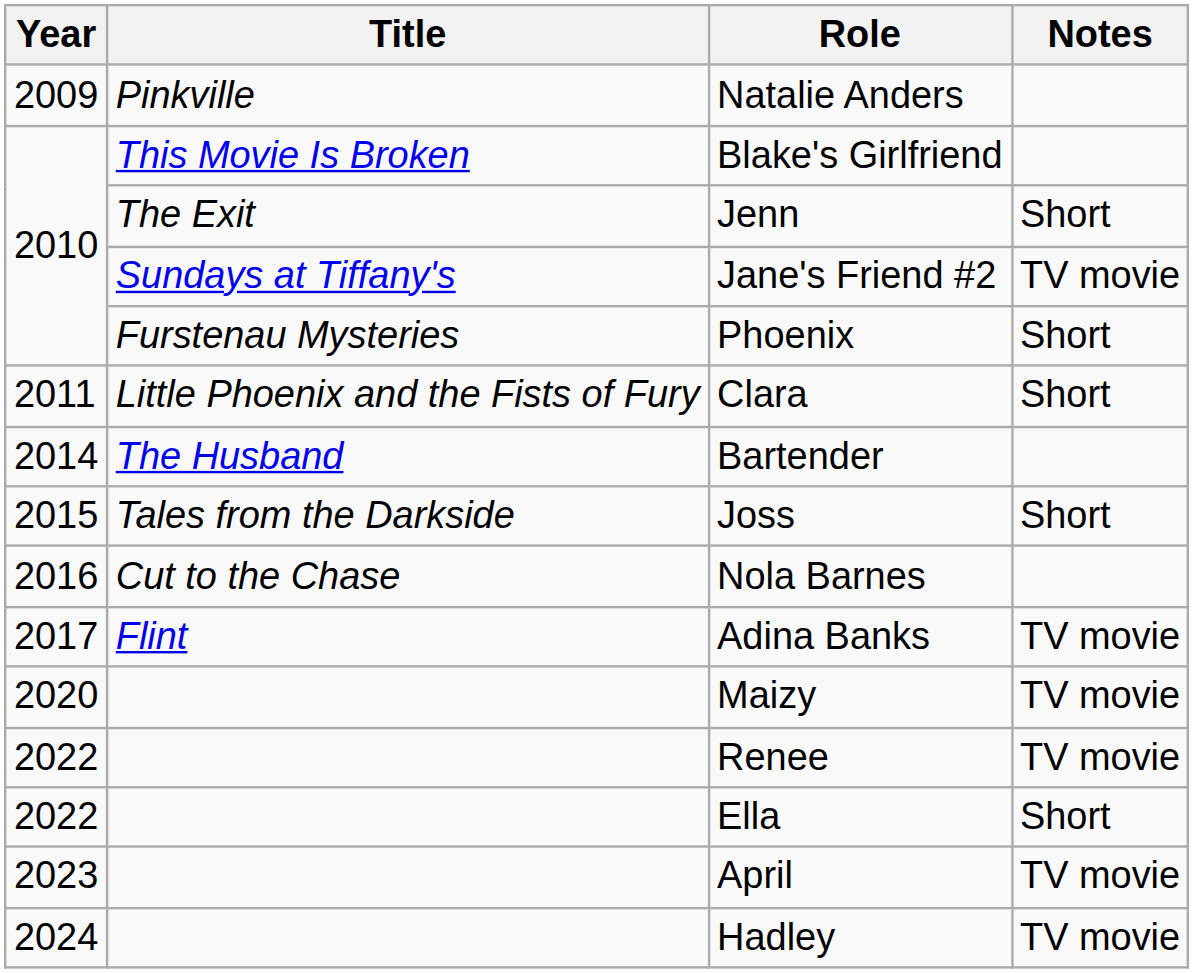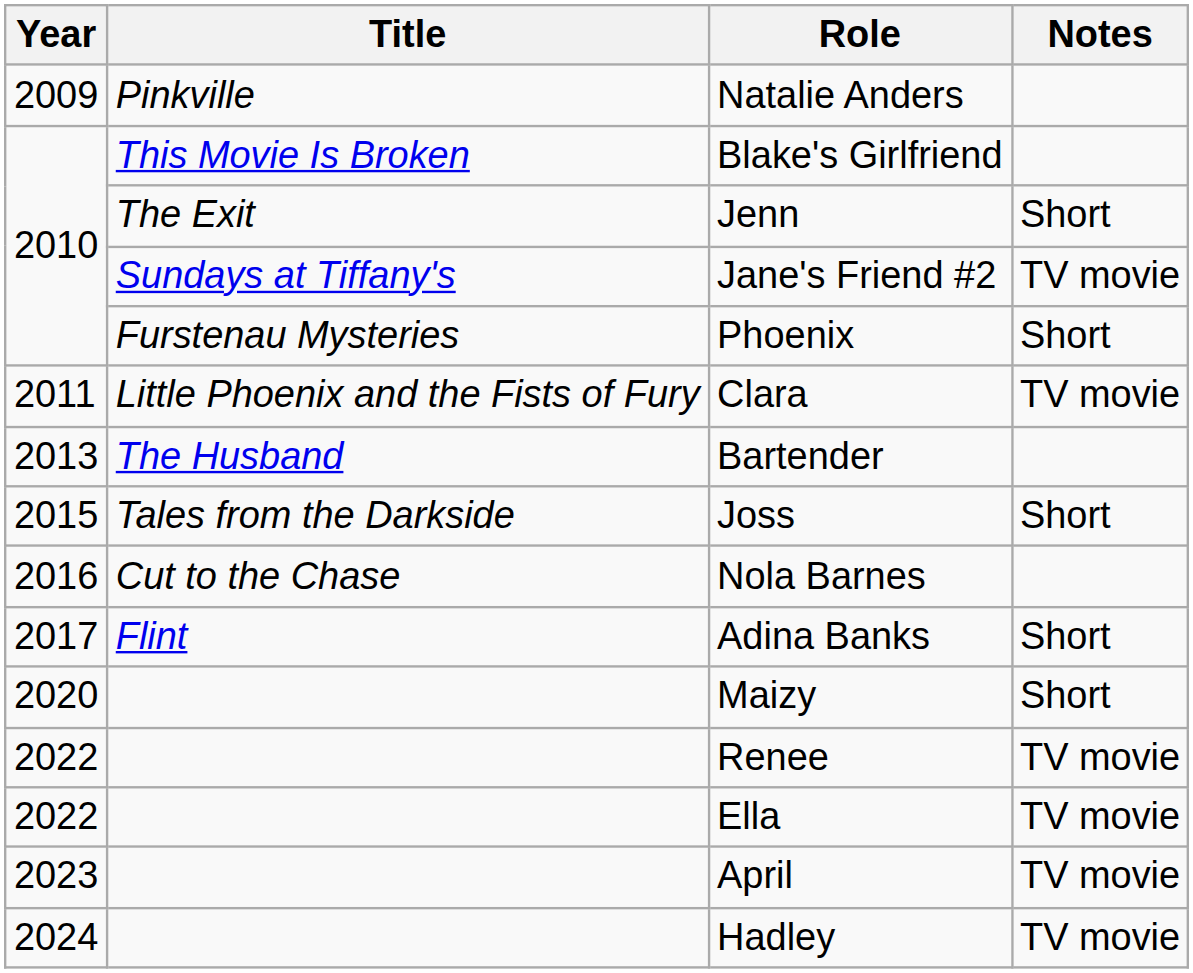(1065, 395) Short -> (1100, 395) TV movie
(56, 455) 2014 -> (56, 455) 2013
(1100, 635) TV movie -> (1065, 635) Short
(1100, 696) TV movie -> (1065, 696) Short
(1065, 816) Short -> (1100, 816) TV movie
